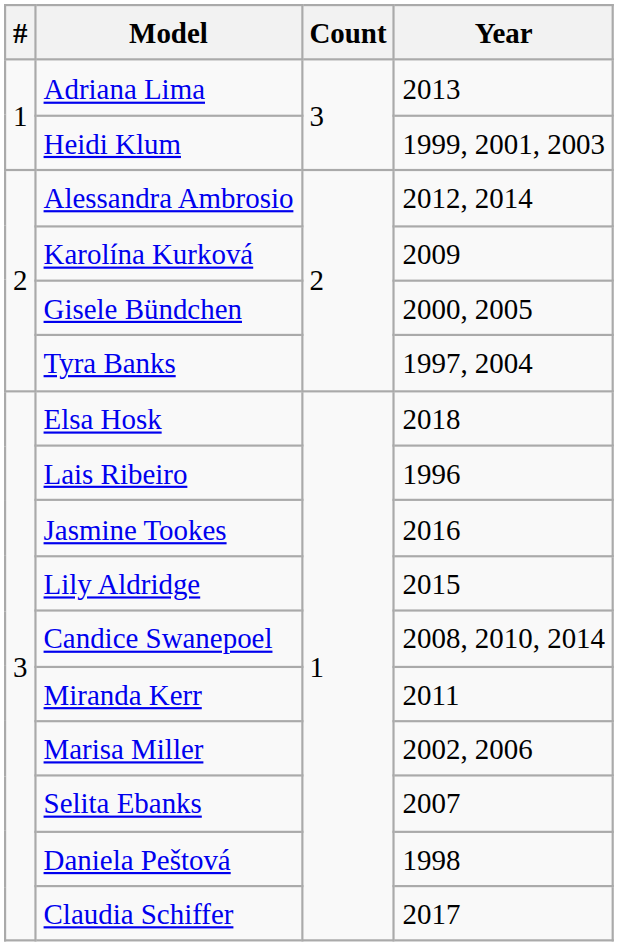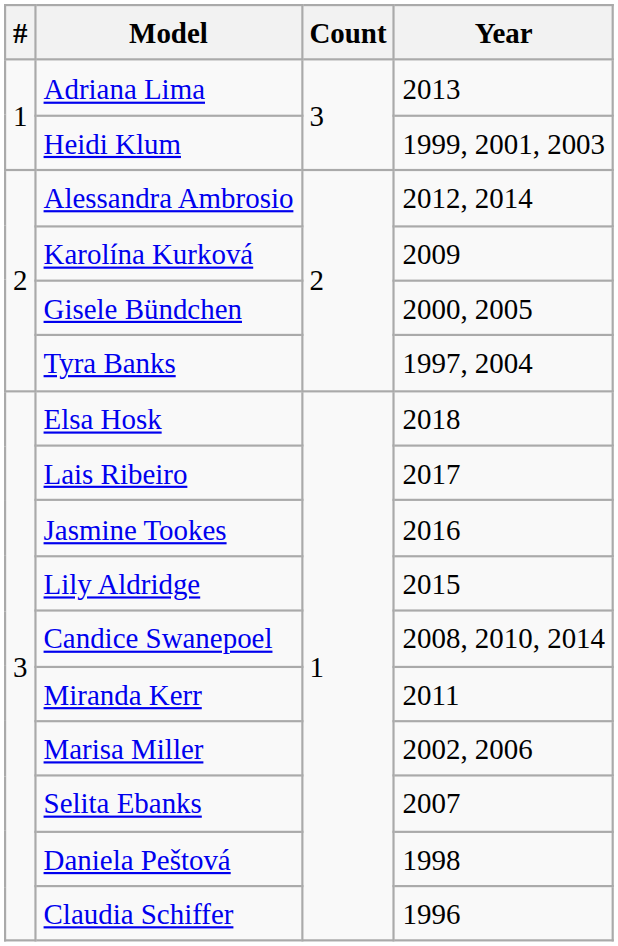(431, 474) 1996 -> (431, 474) 2017
(431, 915) 2017 -> (431, 915) 1996
